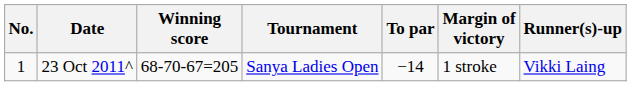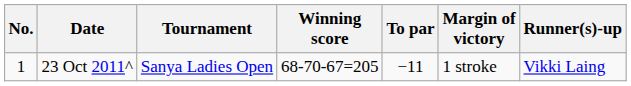columns swapped: (312, 28) <-> (190, 28)
(410, 66) −14 -> (410, 66) −11
